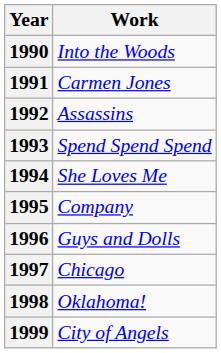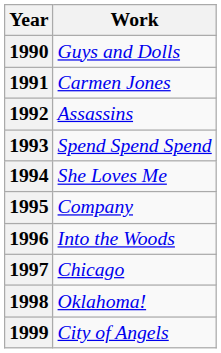(116, 51) Into the Woods -> (119, 51) Guys and Dolls
(119, 238) Guys and Dolls -> (116, 238) Into the Woods
